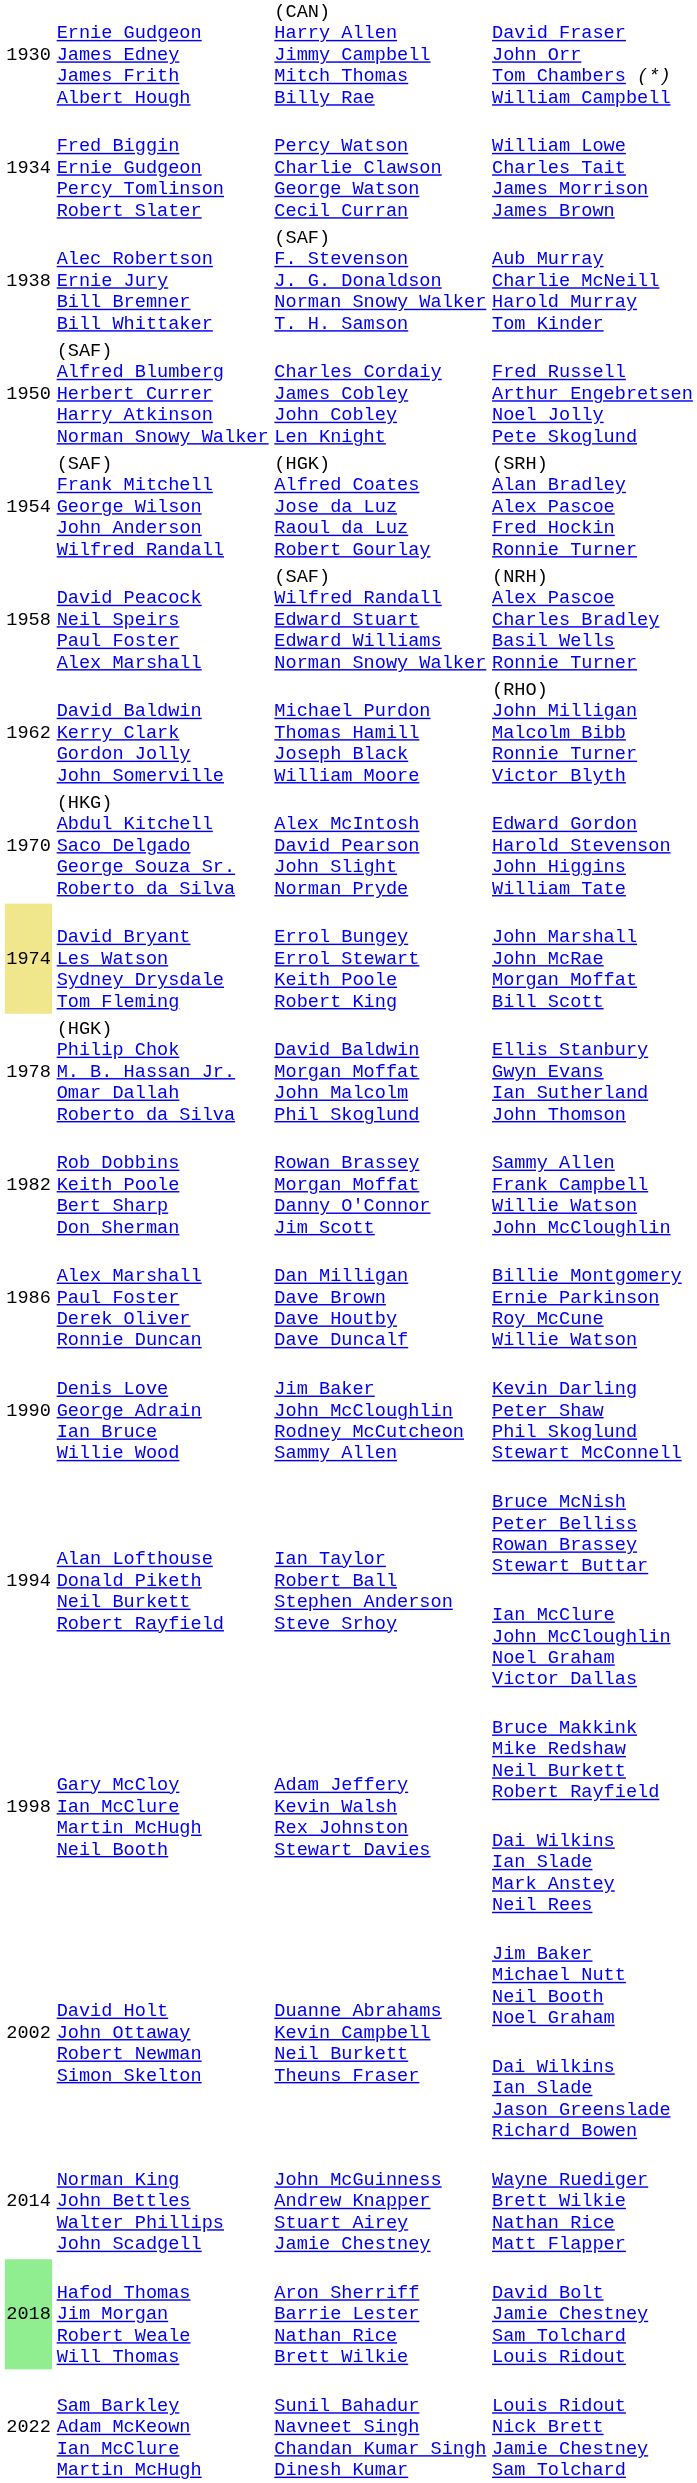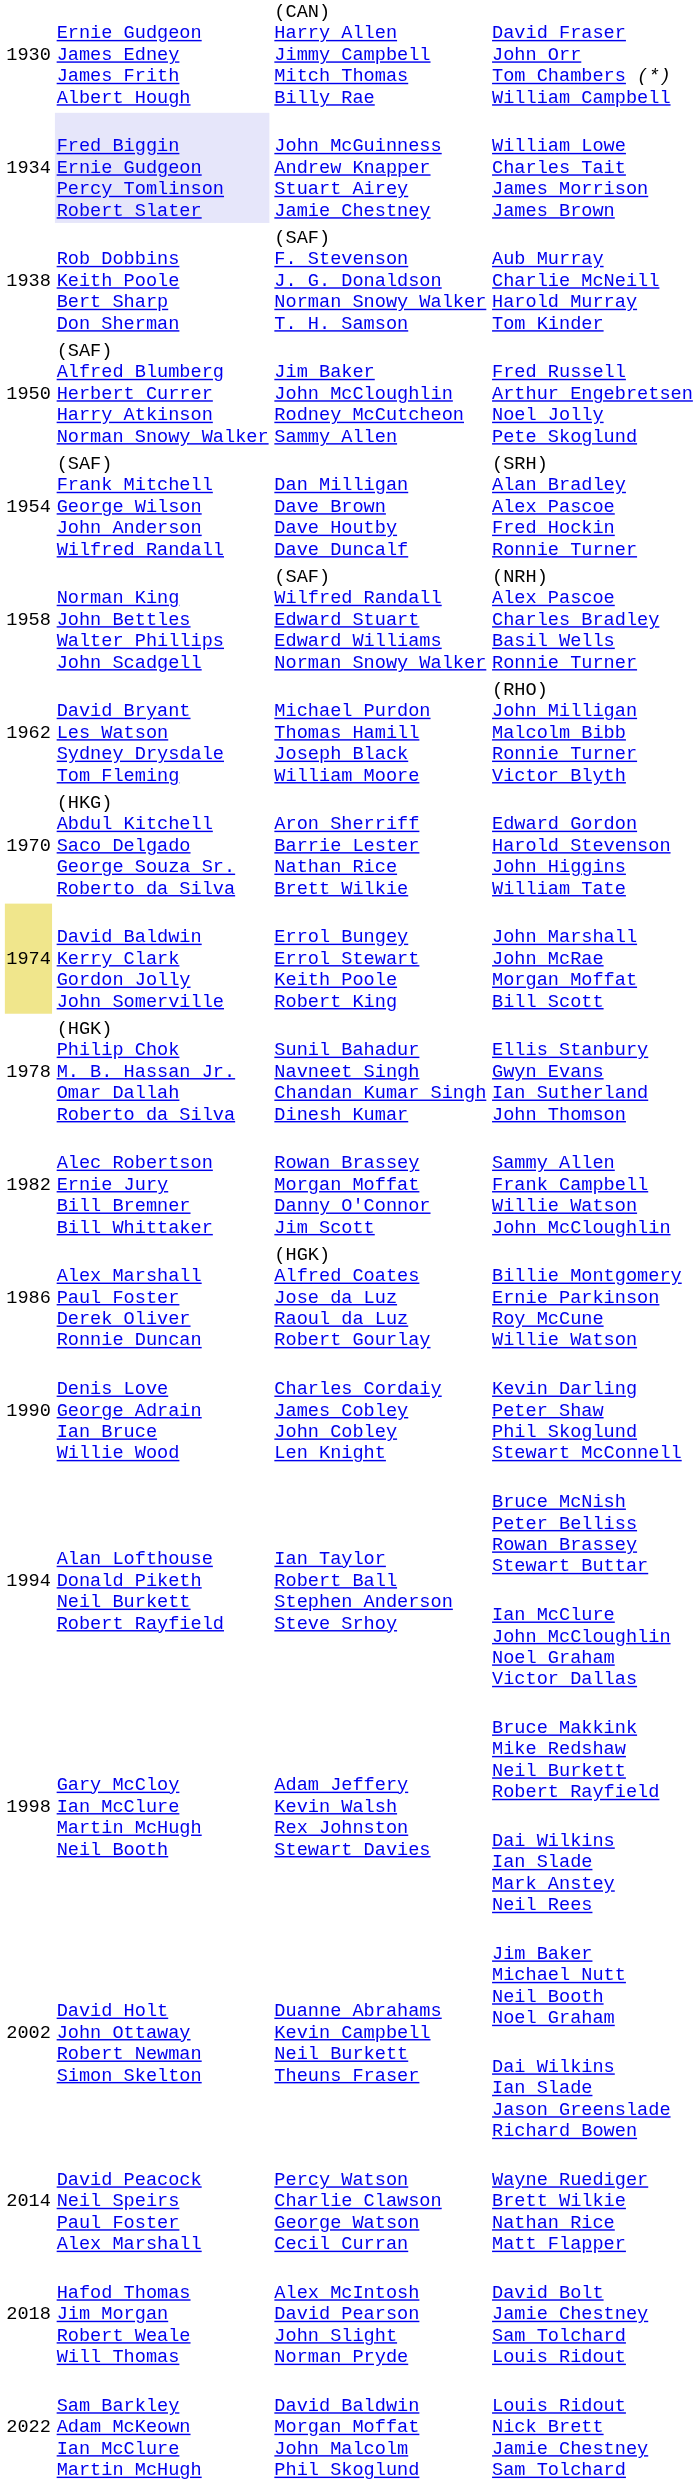(140, 179) no background -> (140, 179) lavender background
(358, 179) Percy Watson Charlie Clawson George Watson Cecil Curran -> (358, 179) John McGuinness Andrew Knapper Stuart Airey Jamie Chestney
(135, 292) Alec Robertson Ernie Jury Bill Bremner Bill Whittaker -> (118, 292) Rob Dobbins Keith Poole Bert Sharp Don Sherman
(358, 405) Charles Cordaiy James Cobley John Cobley Len Knight -> (369, 405) Jim Baker John McCloughlin Rodney McCutcheon Sammy Allen
(352, 507) (HGK) Alfred Coates Jose da Luz Raoul da Luz Robert Gourlay -> (341, 518) Dan Milligan Dave Brown Dave Houtby Dave Duncalf
(129, 630) David Peacock Neil Speirs Paul Foster Alex Marshall -> (140, 630) Norman King John Bettles Walter Phillips John Scadgell
(140, 743) David Baldwin Kerry Clark Gordon Jolly John Somerville -> (140, 743) David Bryant Les Watson Sydney Drysdale Tom Fleming
(347, 856) Alex McIntosh David Pearson John Slight Norman Pryde -> (347, 856) Aron Sherriff Barrie Lester Nathan Rice Brett Wilkie
(140, 969) David Bryant Les Watson Sydney Drysdale Tom Fleming -> (140, 969) David Baldwin Kerry Clark Gordon Jolly John Somerville
(347, 1082) David Baldwin Morgan Moffat John Malcolm Phil Skoglund -> (380, 1082) Sunil Bahadur Navneet Singh Chandan Kumar Singh Dinesh Kumar
(118, 1195) Rob Dobbins Keith Poole Bert Sharp Don Sherman -> (135, 1195) Alec Robertson Ernie Jury Bill Bremner Bill Whittaker
(341, 1308) Dan Milligan Dave Brown Dave Houtby Dave Duncalf -> (352, 1298) (HGK) Alfred Coates Jose da Luz Raoul da Luz Robert Gourlay
(369, 1421) Jim Baker John McCloughlin Rodney McCutcheon Sammy Allen -> (358, 1421) Charles Cordaiy James Cobley John Cobley Len Knight
(140, 2212) Norman King John Bettles Walter Phillips John Scadgell -> (129, 2212) David Peacock Neil Speirs Paul Foster Alex Marshall
(358, 2212) John McGuinness Andrew Knapper Stuart Airey Jamie Chestney -> (358, 2212) Percy Watson Charlie Clawson George Watson Cecil Curran
(29, 2314) lightgreen background -> (29, 2314) no background
(347, 2325) Aron Sherriff Barrie Lester Nathan Rice Brett Wilkie -> (347, 2325) Alex McIntosh David Pearson John Slight Norman Pryde
(380, 2438) Sunil Bahadur Navneet Singh Chandan Kumar Singh Dinesh Kumar -> (347, 2438) David Baldwin Morgan Moffat John Malcolm Phil Skoglund
